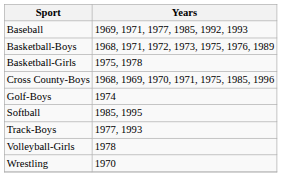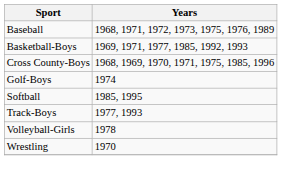(171, 29) 1969, 1971, 1977, 1985, 1992, 1993 -> (184, 29) 1968, 1971, 1972, 1973, 1975, 1976, 1989
(184, 46) 1968, 1971, 1972, 1973, 1975, 1976, 1989 -> (171, 46) 1969, 1971, 1977, 1985, 1992, 1993
- row: (41, 63)
